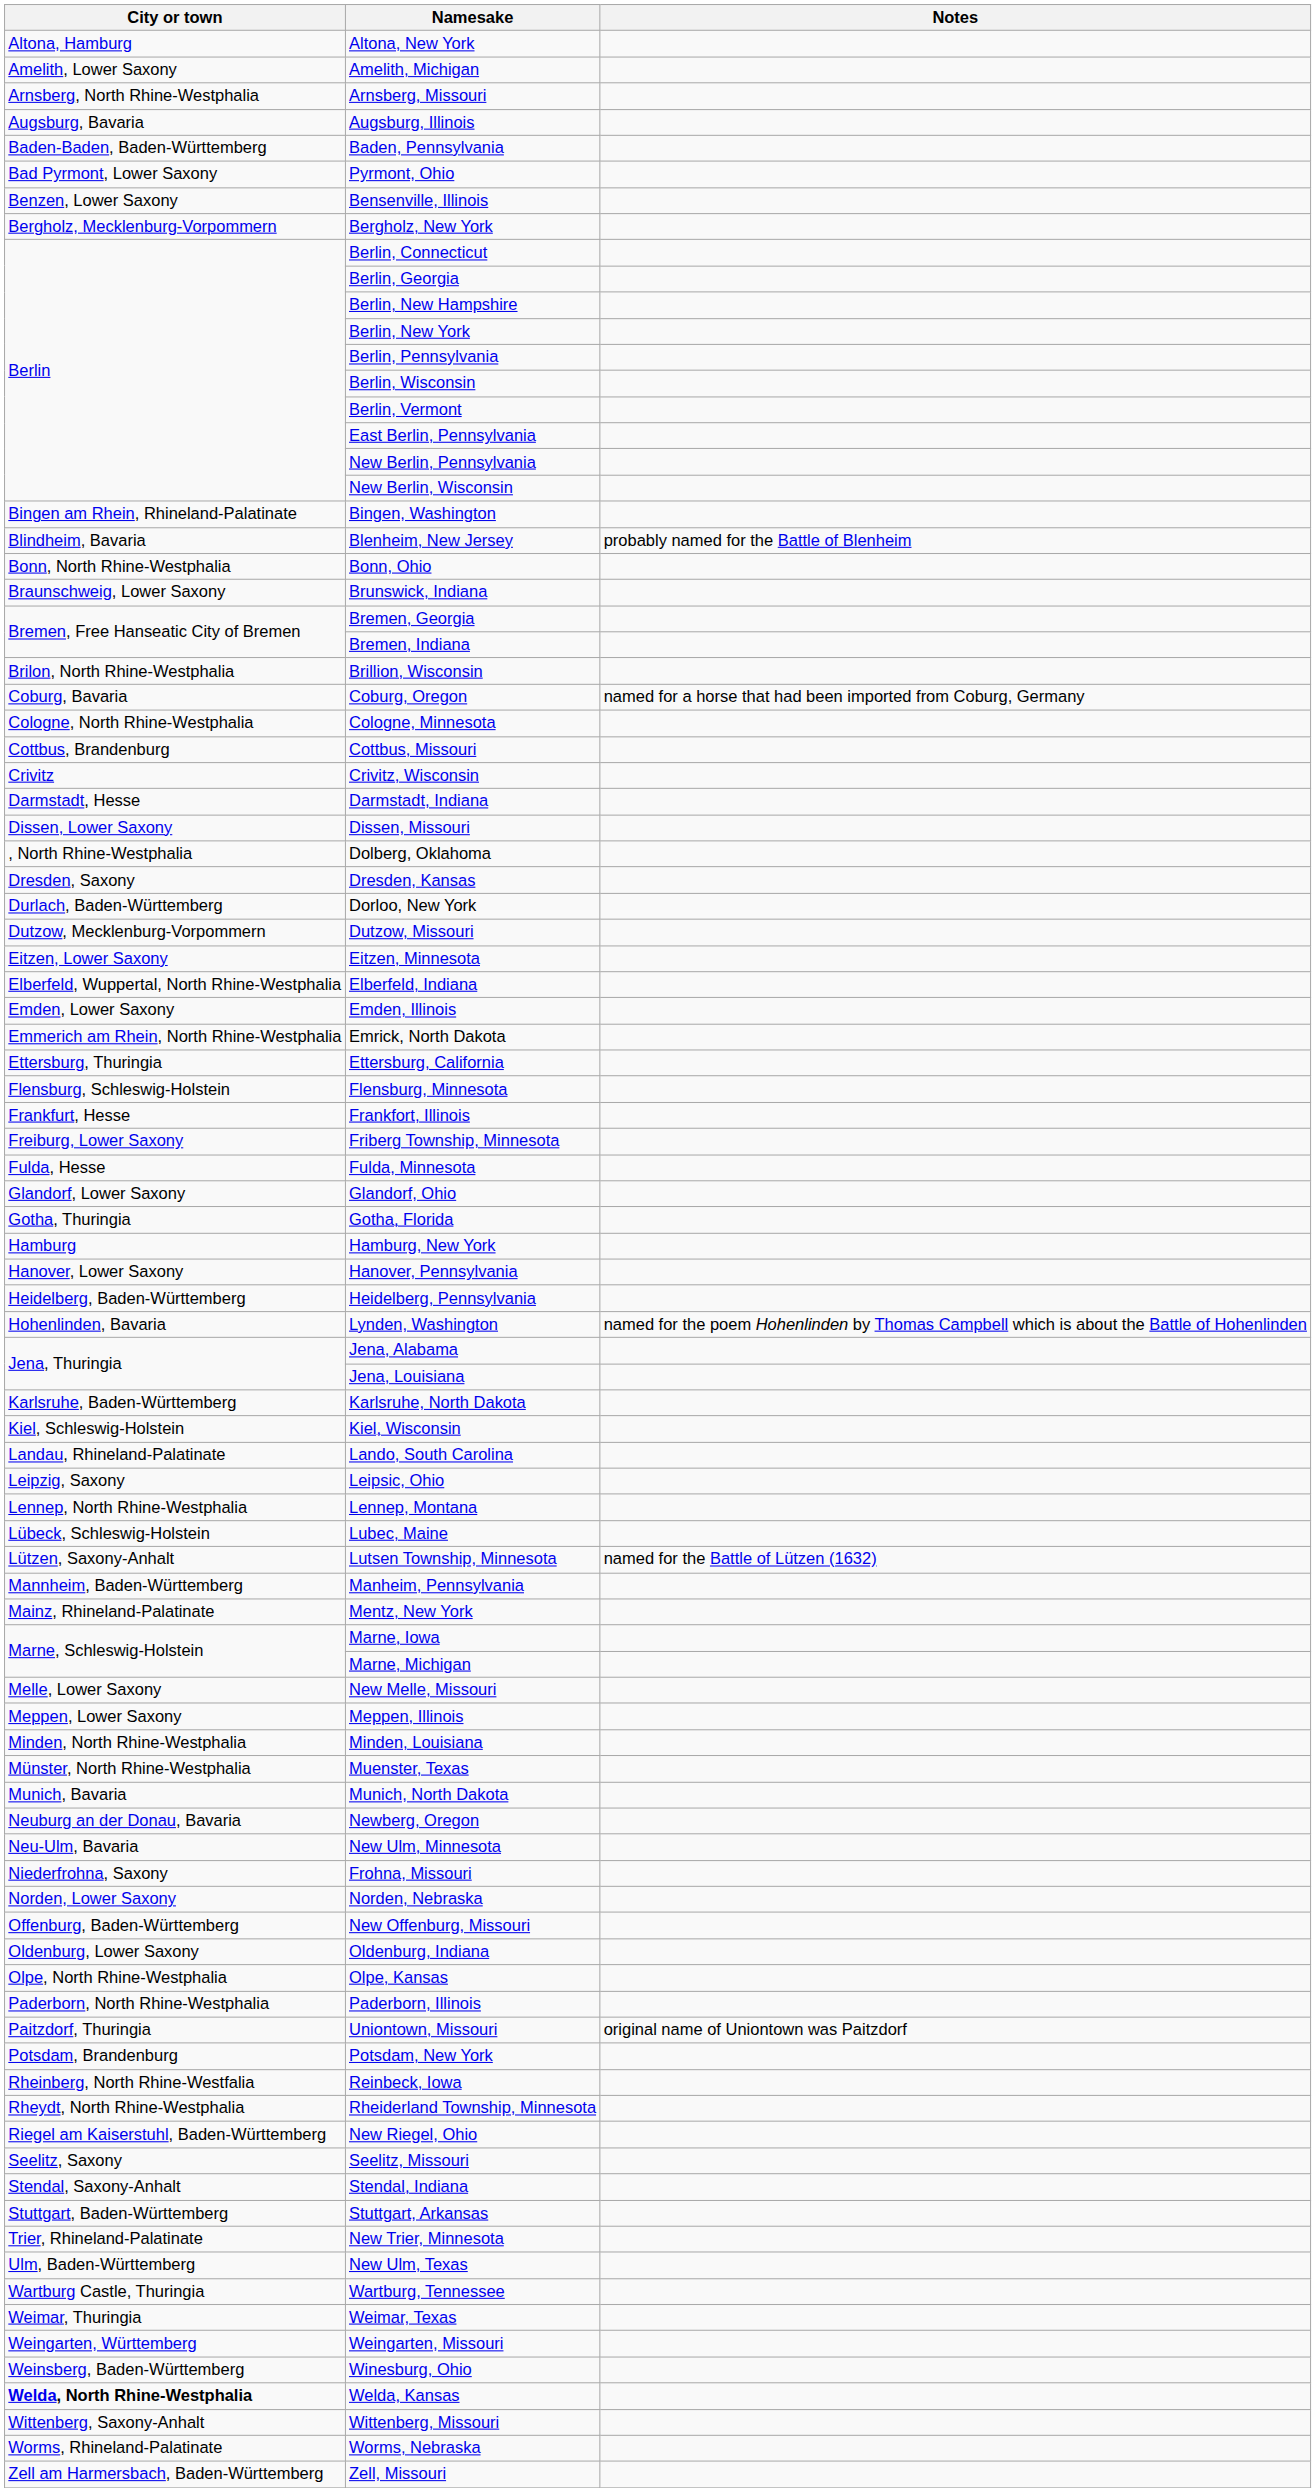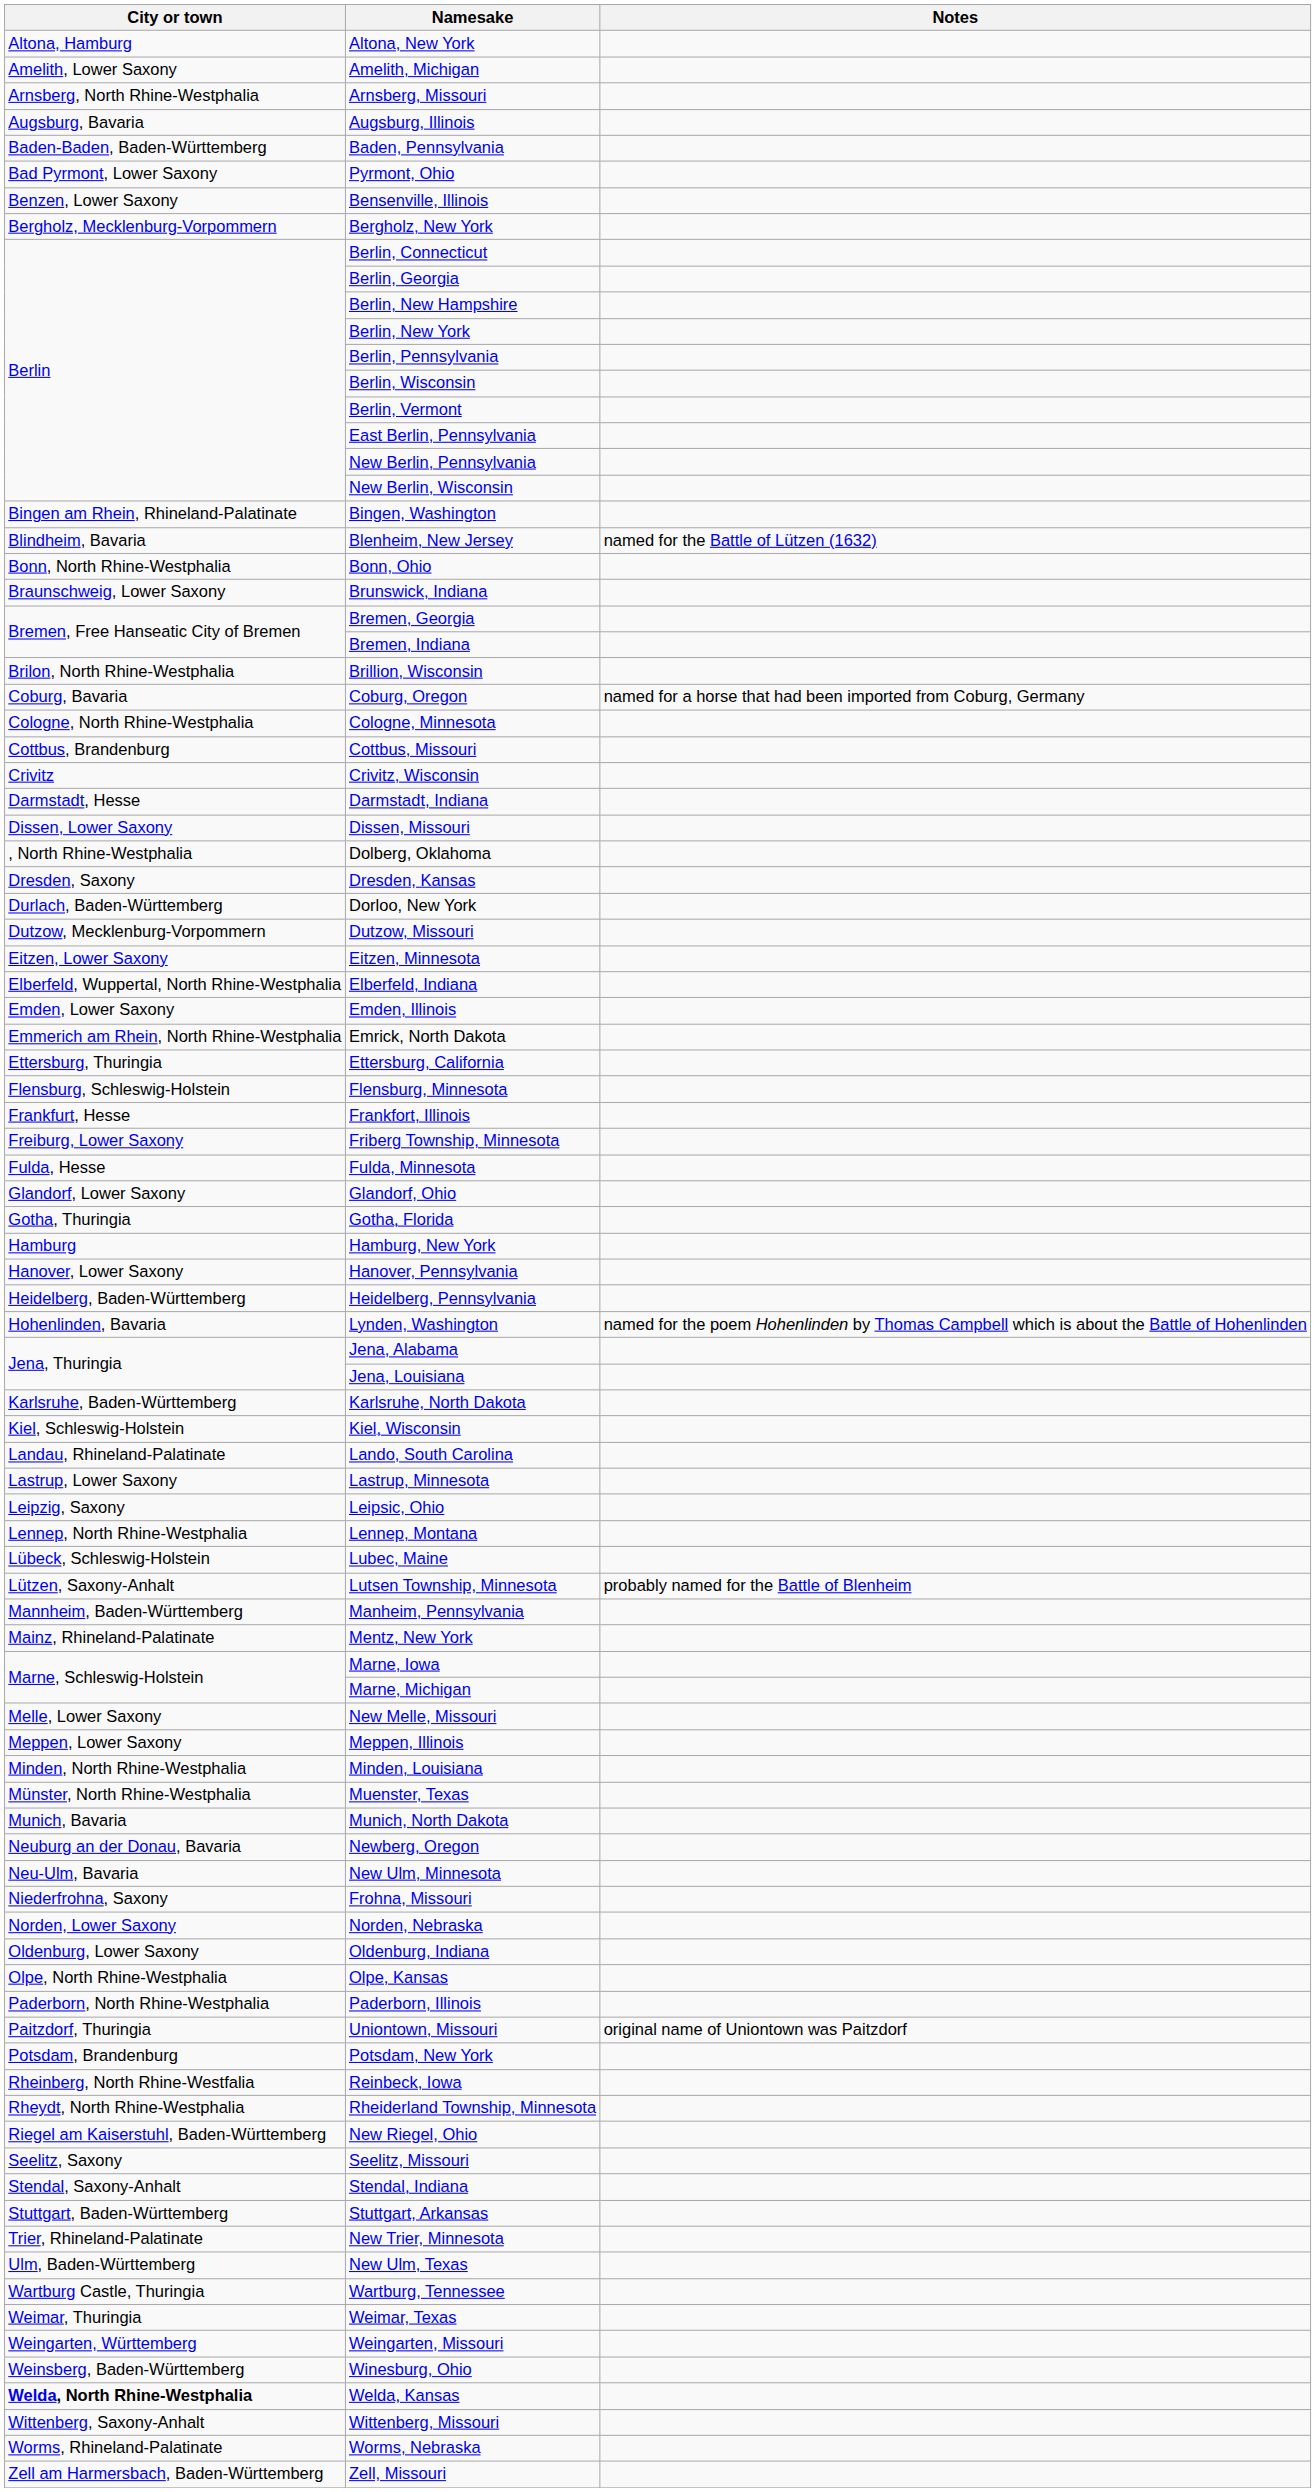(758, 540) probably named for the Battle of Blenheim -> (740, 540) named for the Battle of Lützen (1632)
+ row: (419, 1481)
(740, 1559) named for the Battle of Lützen (1632) -> (758, 1585) probably named for the Battle of Blenheim
- row: (440, 1925)
